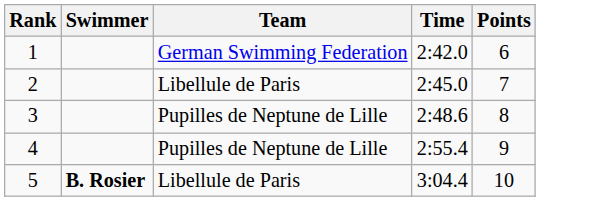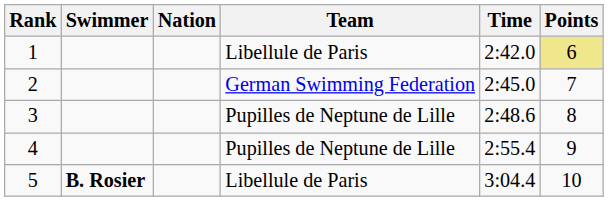+ column: (187, 20)
(283, 52) German Swimming Federation -> (296, 52) Libellule de Paris
(504, 52) no background -> (571, 52) khaki background
(229, 84) Libellule de Paris -> (350, 84) German Swimming Federation
